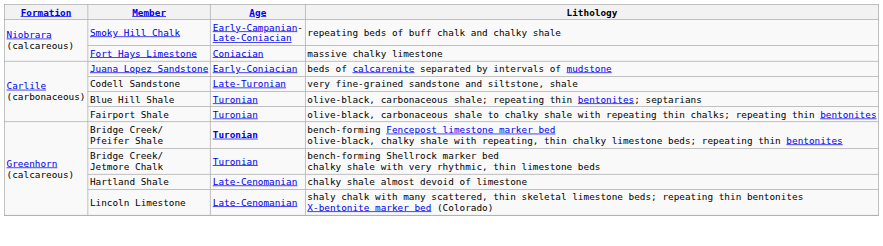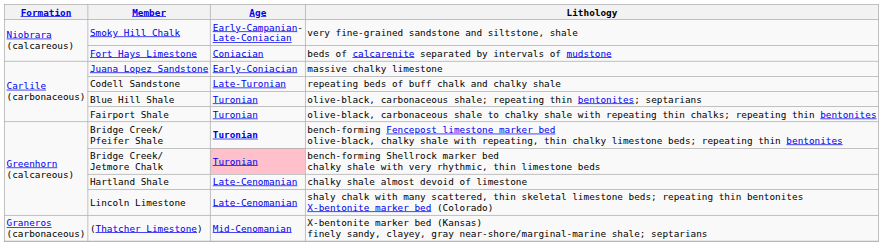(434, 33) repeating beds of buff chalk and chalky shale -> (443, 33) very fine-grained sandstone and siltstone, shale
(375, 53) massive chalky limestone -> (460, 53) beds of calcarenite separated by intervals of mudstone
(460, 69) beds of calcarenite separated by intervals of mudstone -> (375, 69) massive chalky limestone
(443, 84) very fine-grained sandstone and siltstone, shale -> (434, 84) repeating beds of buff chalk and chalky shale
(235, 161) no background -> (235, 161) pink background
+ row: (146, 228)
